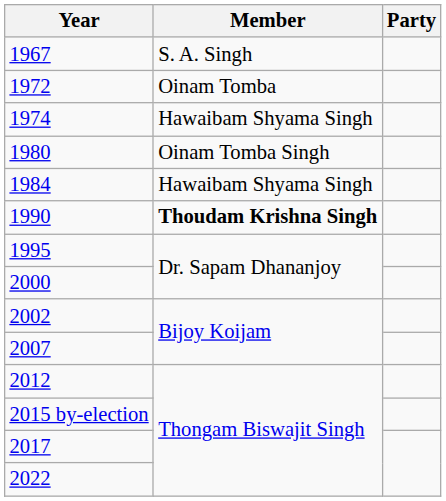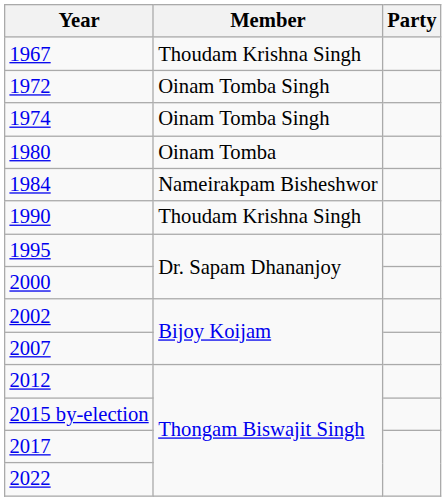(205, 53) S. A. Singh -> (260, 53) Thoudam Krishna Singh
(217, 86) Oinam Tomba -> (244, 86) Oinam Tomba Singh
(265, 119) Hawaibam Shyama Singh -> (244, 119) Oinam Tomba Singh
(244, 151) Oinam Tomba Singh -> (217, 151) Oinam Tomba
(265, 184) Hawaibam Shyama Singh -> (268, 184) Nameirakpam Bisheshwor
(268, 217) bold -> (260, 217) normal
